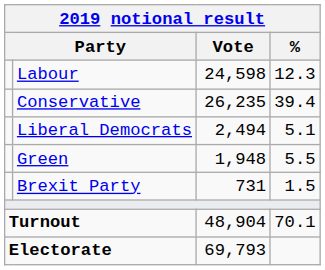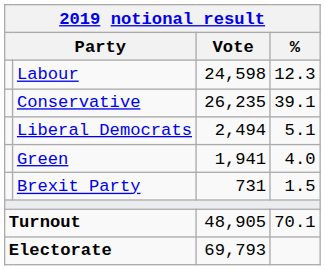(295, 103) 39.4 -> (295, 103) 39.1
(240, 158) 1,948 -> (240, 158) 1,941
(300, 158) 5.5 -> (300, 158) 4.0
(235, 223) 48,904 -> (235, 223) 48,905
